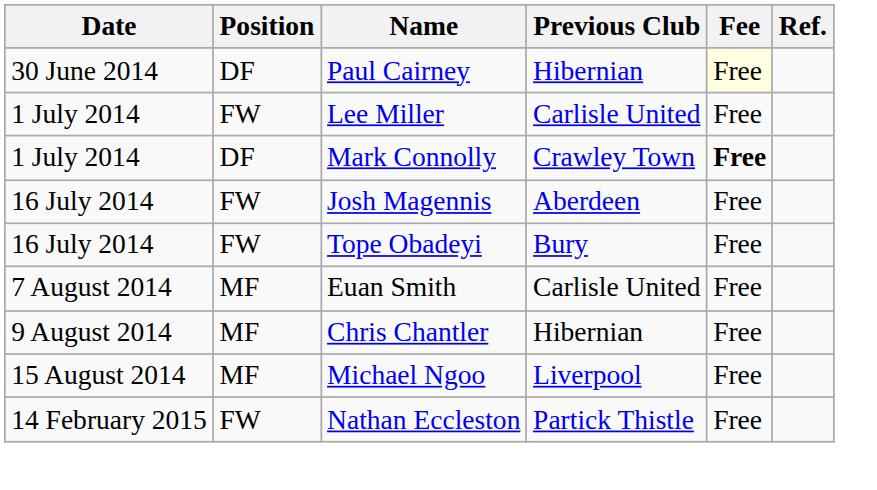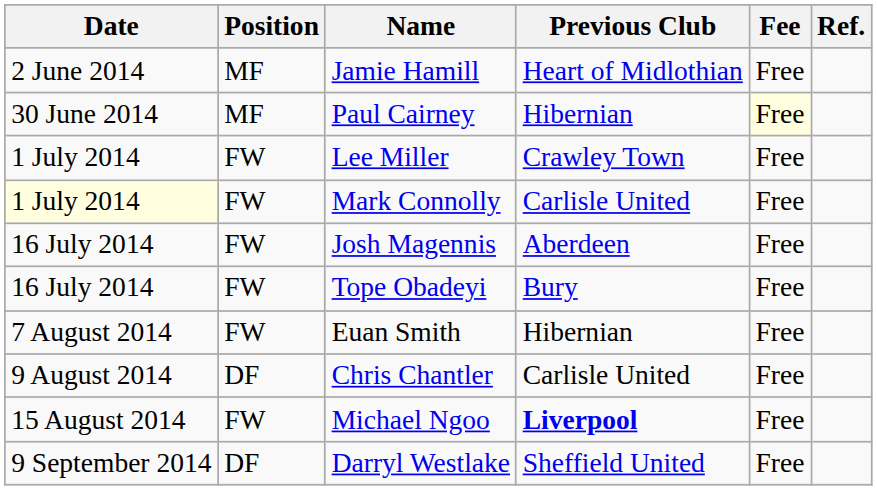+ row: (405, 69)
(237, 69) DF -> (244, 113) MF
(617, 113) Carlisle United -> (604, 157) Crawley Town
(75, 157) no background -> (75, 200) lightyellow background
(237, 157) DF -> (245, 200) FW
(614, 157) Crawley Town -> (606, 200) Carlisle United
(740, 157) bold -> (780, 200) normal
(239, 288) MF -> (245, 331) FW
(617, 288) Carlisle United -> (578, 331) Hibernian
(239, 331) MF -> (242, 375) DF
(588, 331) Hibernian -> (606, 375) Carlisle United
(239, 375) MF -> (245, 419) FW
(587, 375) normal -> (580, 419) bold
+ row: (421, 462)
- row: (424, 419)
